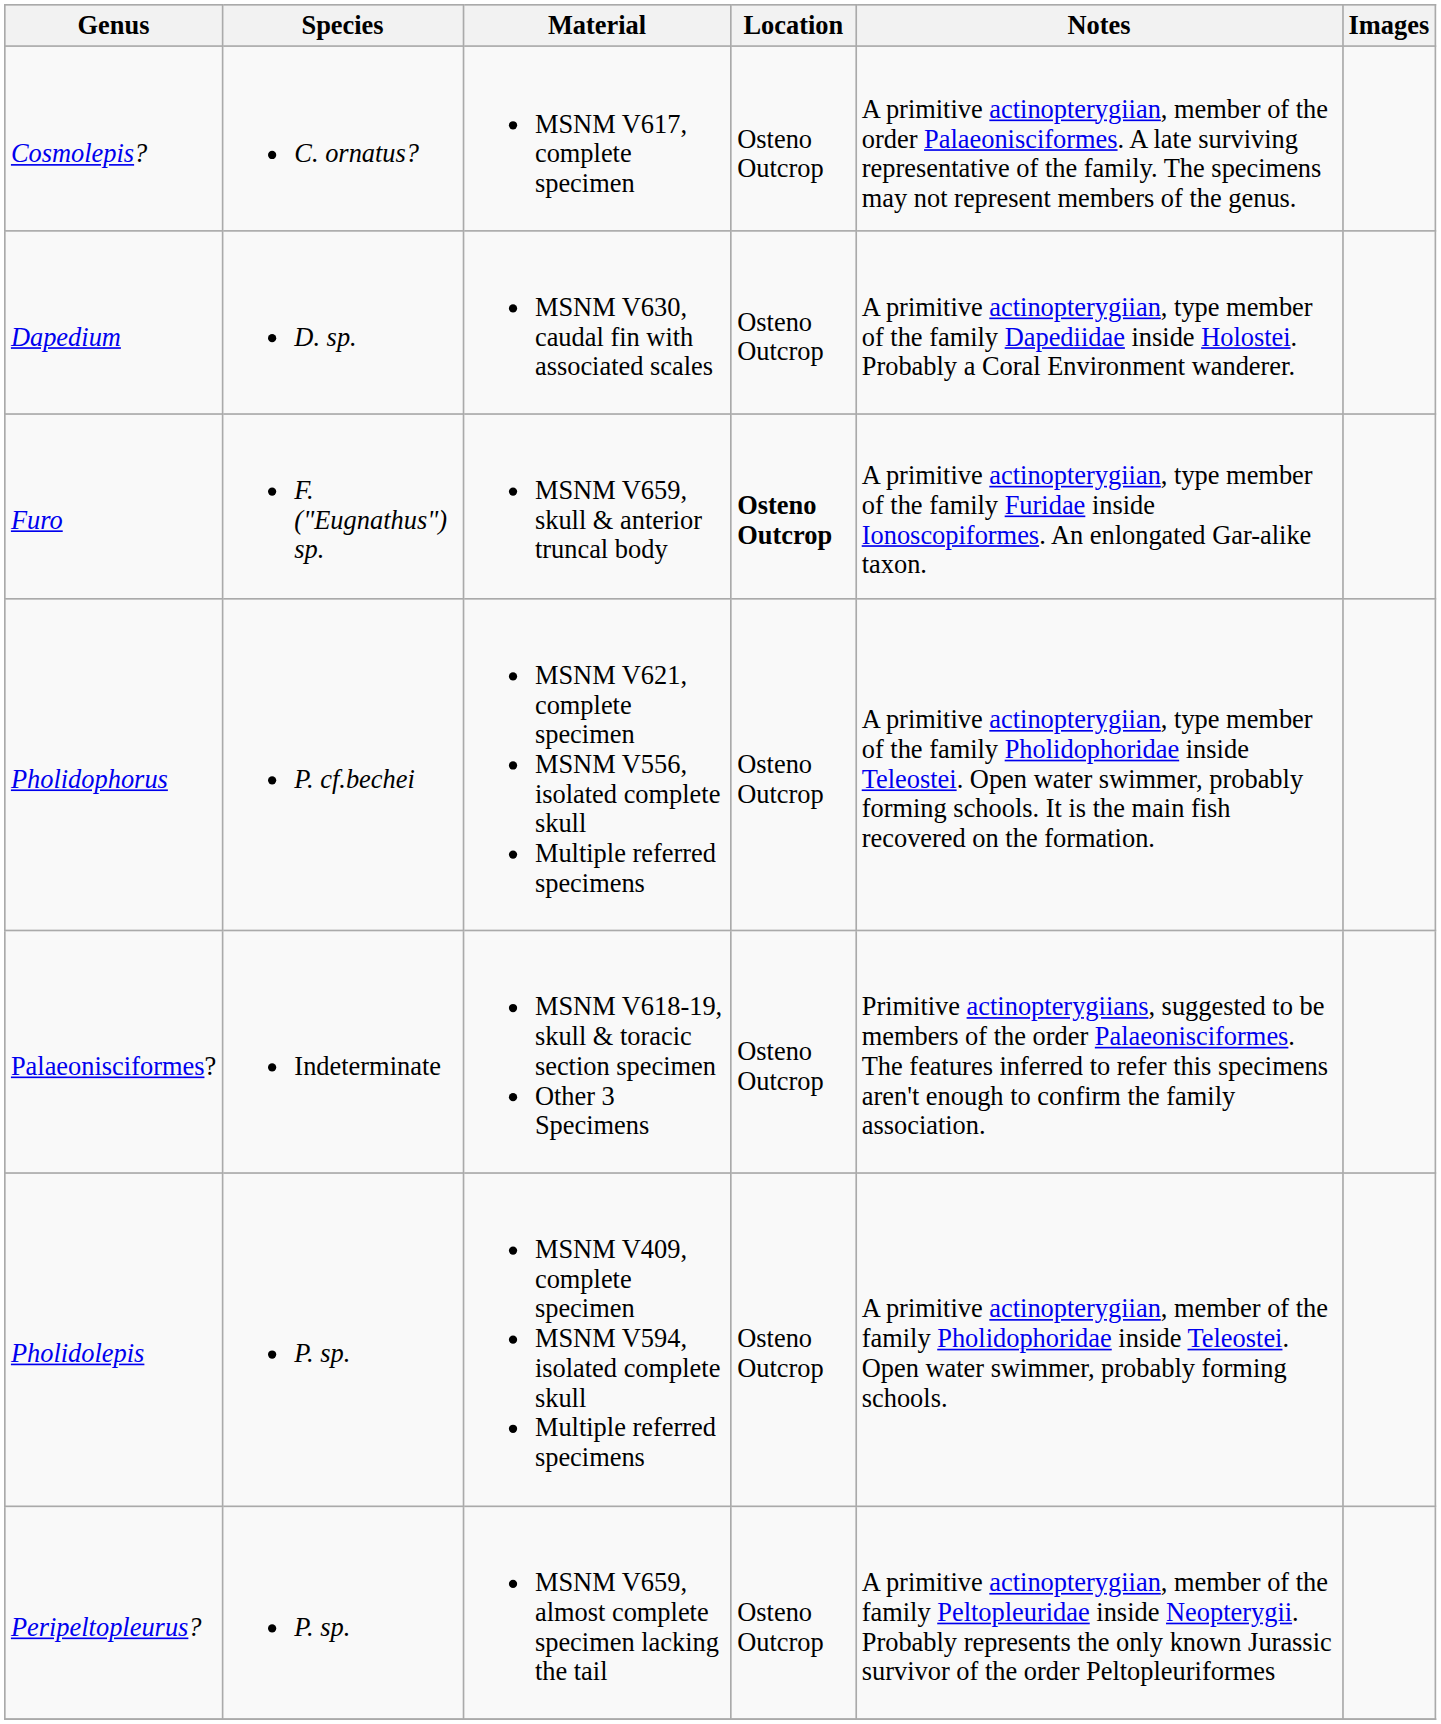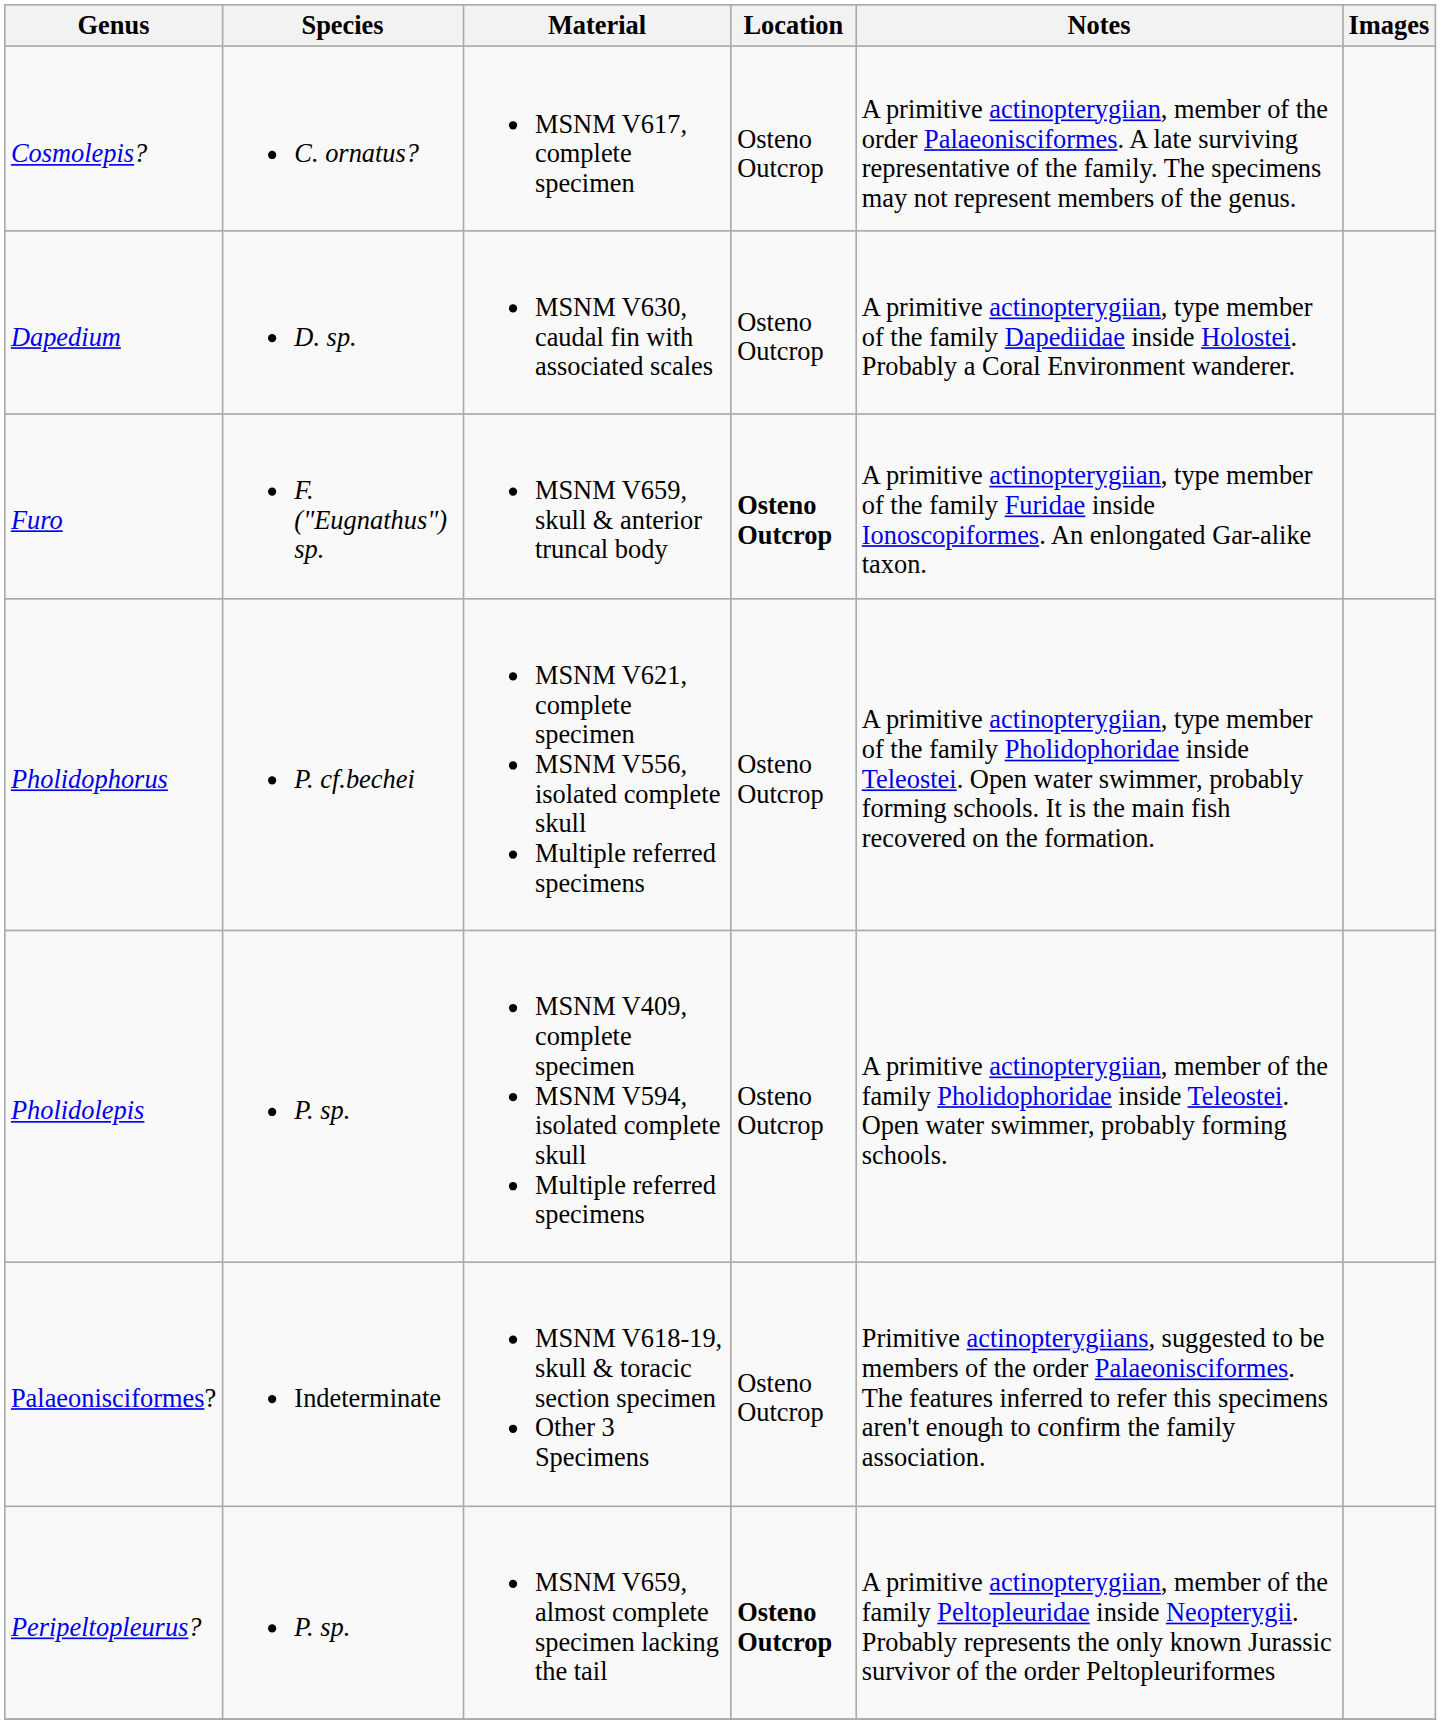rows swapped: (78, 1354) <-> (114, 1066)
(781, 1626) normal -> (785, 1626) bold
